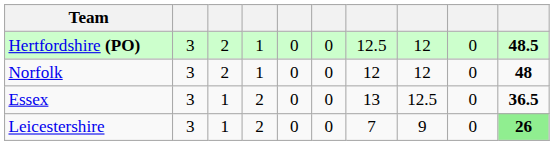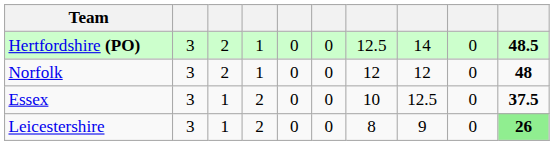(422, 45) 12 -> (422, 45) 14
(371, 99) 13 -> (371, 99) 10
(524, 99) 36.5 -> (524, 99) 37.5
(371, 126) 7 -> (371, 126) 8
